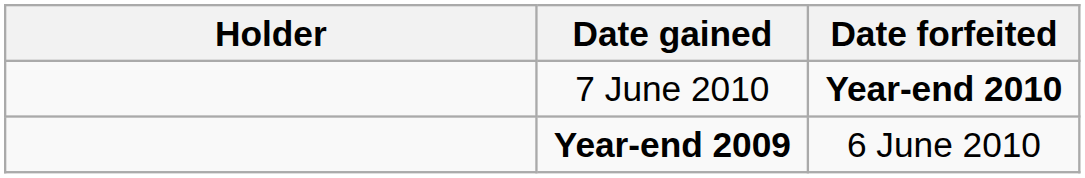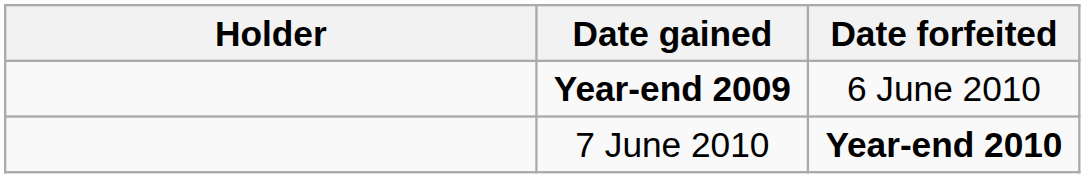rows swapped: (672, 145) <-> (672, 89)
